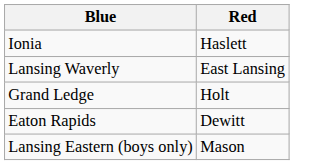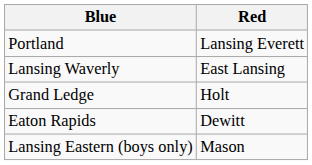- row: (25, 43)
+ row: (36, 43)
